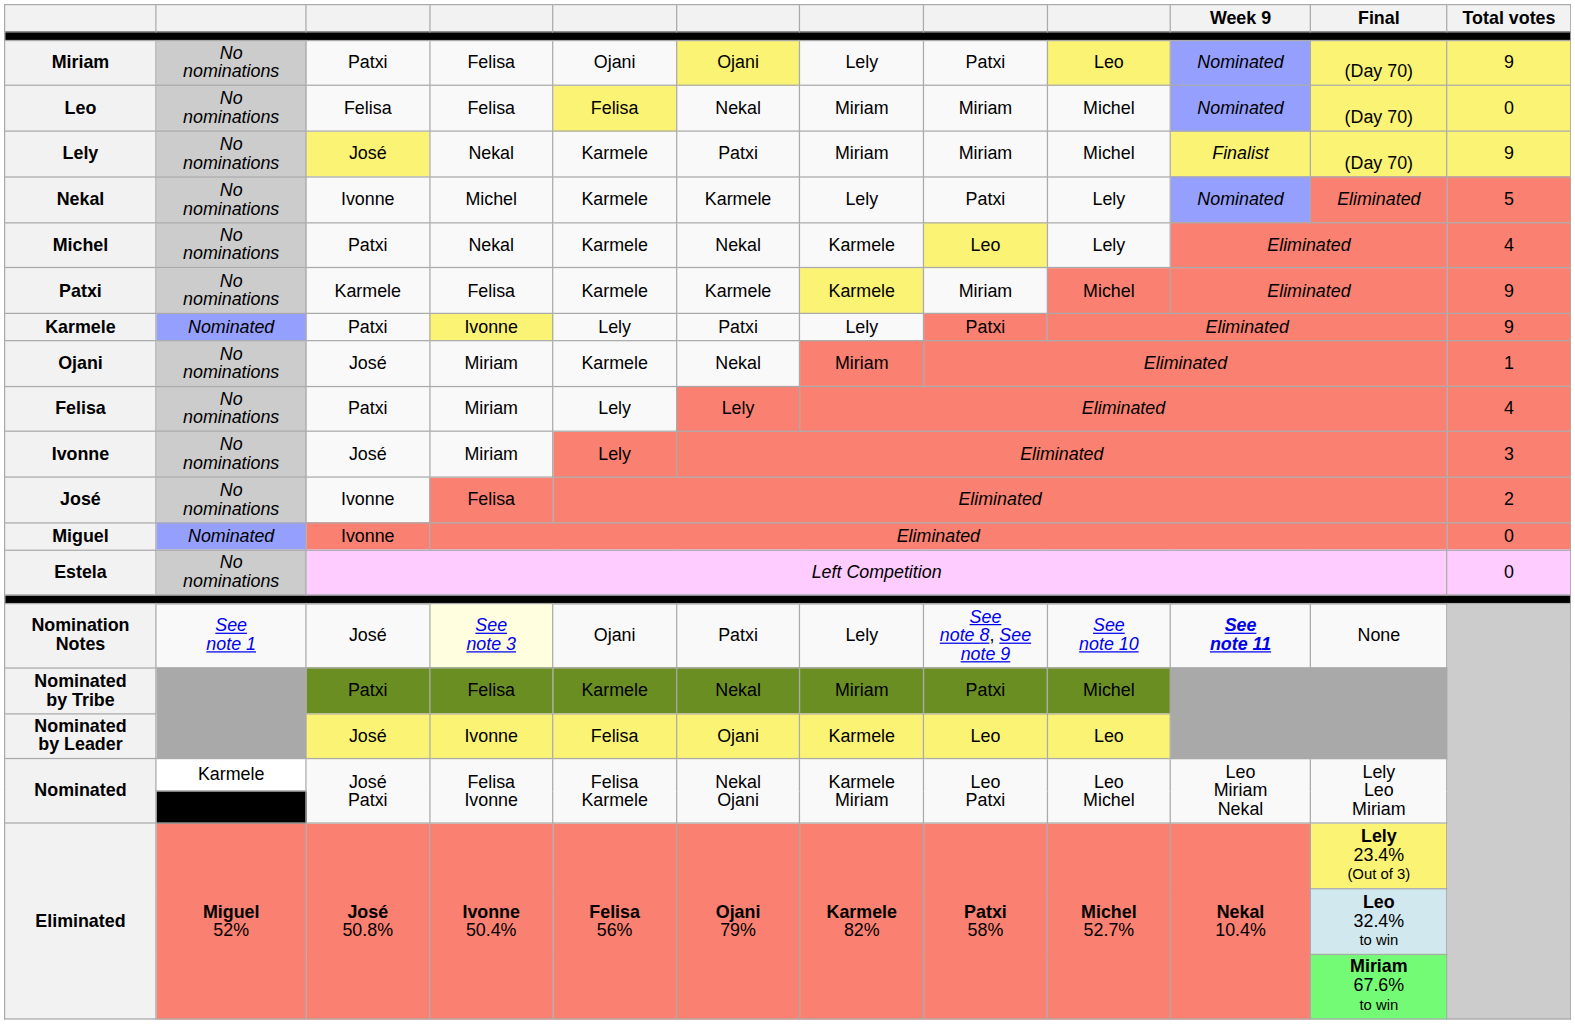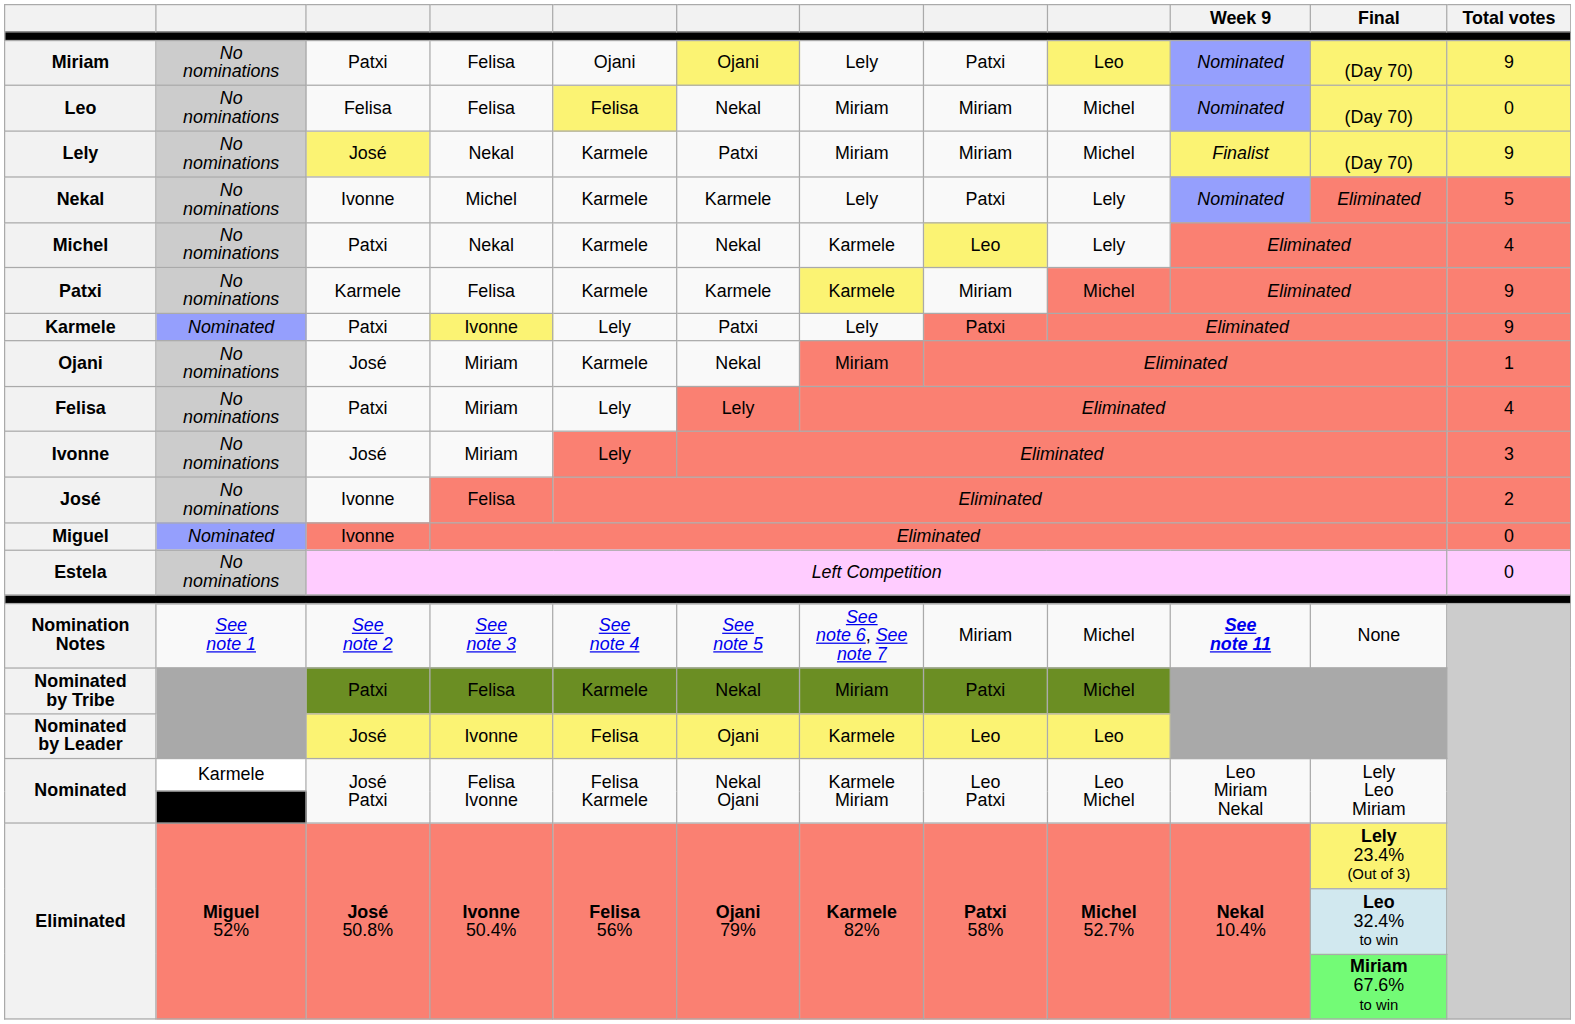(368, 635) José -> (368, 635) See note 2
(491, 635) lightyellow background -> (491, 635) no background
(615, 635) Ojani -> (615, 635) See note 4
(738, 635) Patxi -> (738, 635) See note 5
(862, 635) Lely -> (862, 635) See note 6, See note 7
(985, 635) See note 8, See note 9 -> (985, 635) Miriam
(1109, 635) See note 10 -> (1109, 635) Michel
